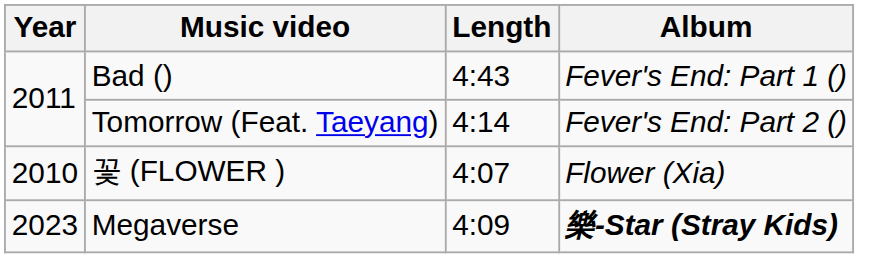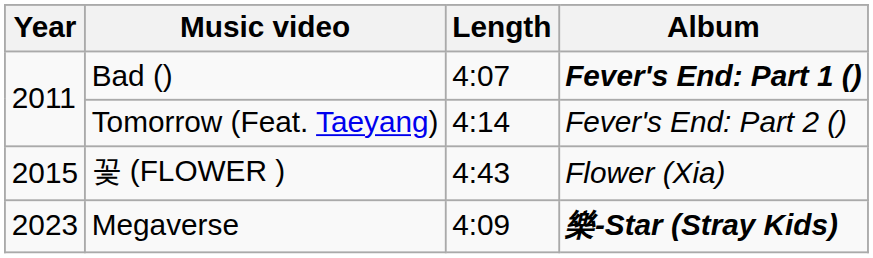(481, 75) 4:43 -> (481, 75) 4:07
(706, 75) normal -> (713, 75) bold
(45, 172) 2010 -> (45, 172) 2015
(481, 172) 4:07 -> (481, 172) 4:43
